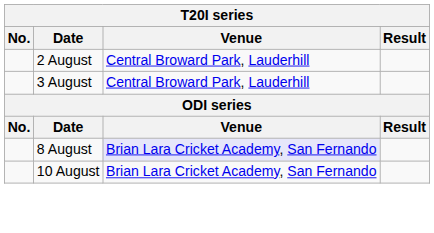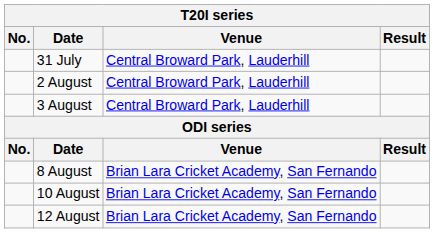+ row: (59, 60)
(241, 149) lavender background -> (241, 171) no background
+ row: (68, 216)
